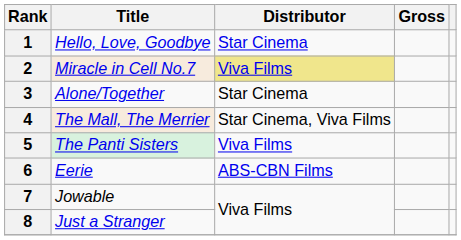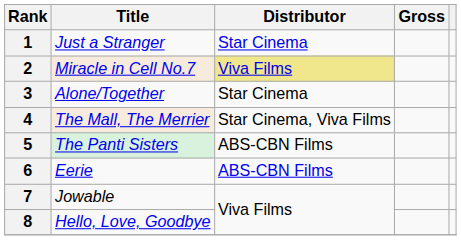(133, 42) Hello, Love, Goodbye -> (110, 42) Just a Stranger
(255, 145) Viva Films -> (275, 145) ABS-CBN Films
(110, 222) Just a Stranger -> (133, 222) Hello, Love, Goodbye
